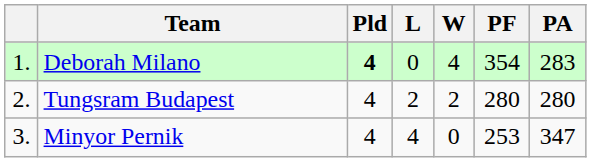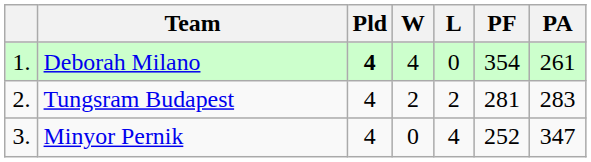columns swapped: (454, 23) <-> (413, 23)
(558, 61) 283 -> (558, 61) 261
(502, 99) 280 -> (502, 99) 281
(558, 99) 280 -> (558, 99) 283
(502, 136) 253 -> (502, 136) 252
